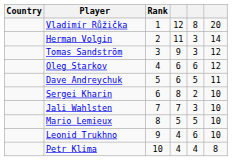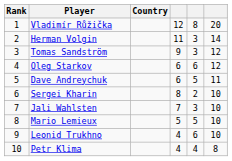columns swapped: (158, 11) <-> (24, 11)
